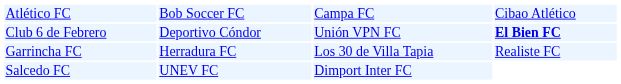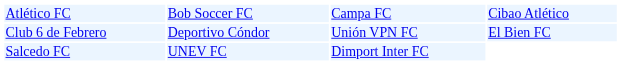(528, 32) bold -> (519, 32) normal
- row: (44, 51)
